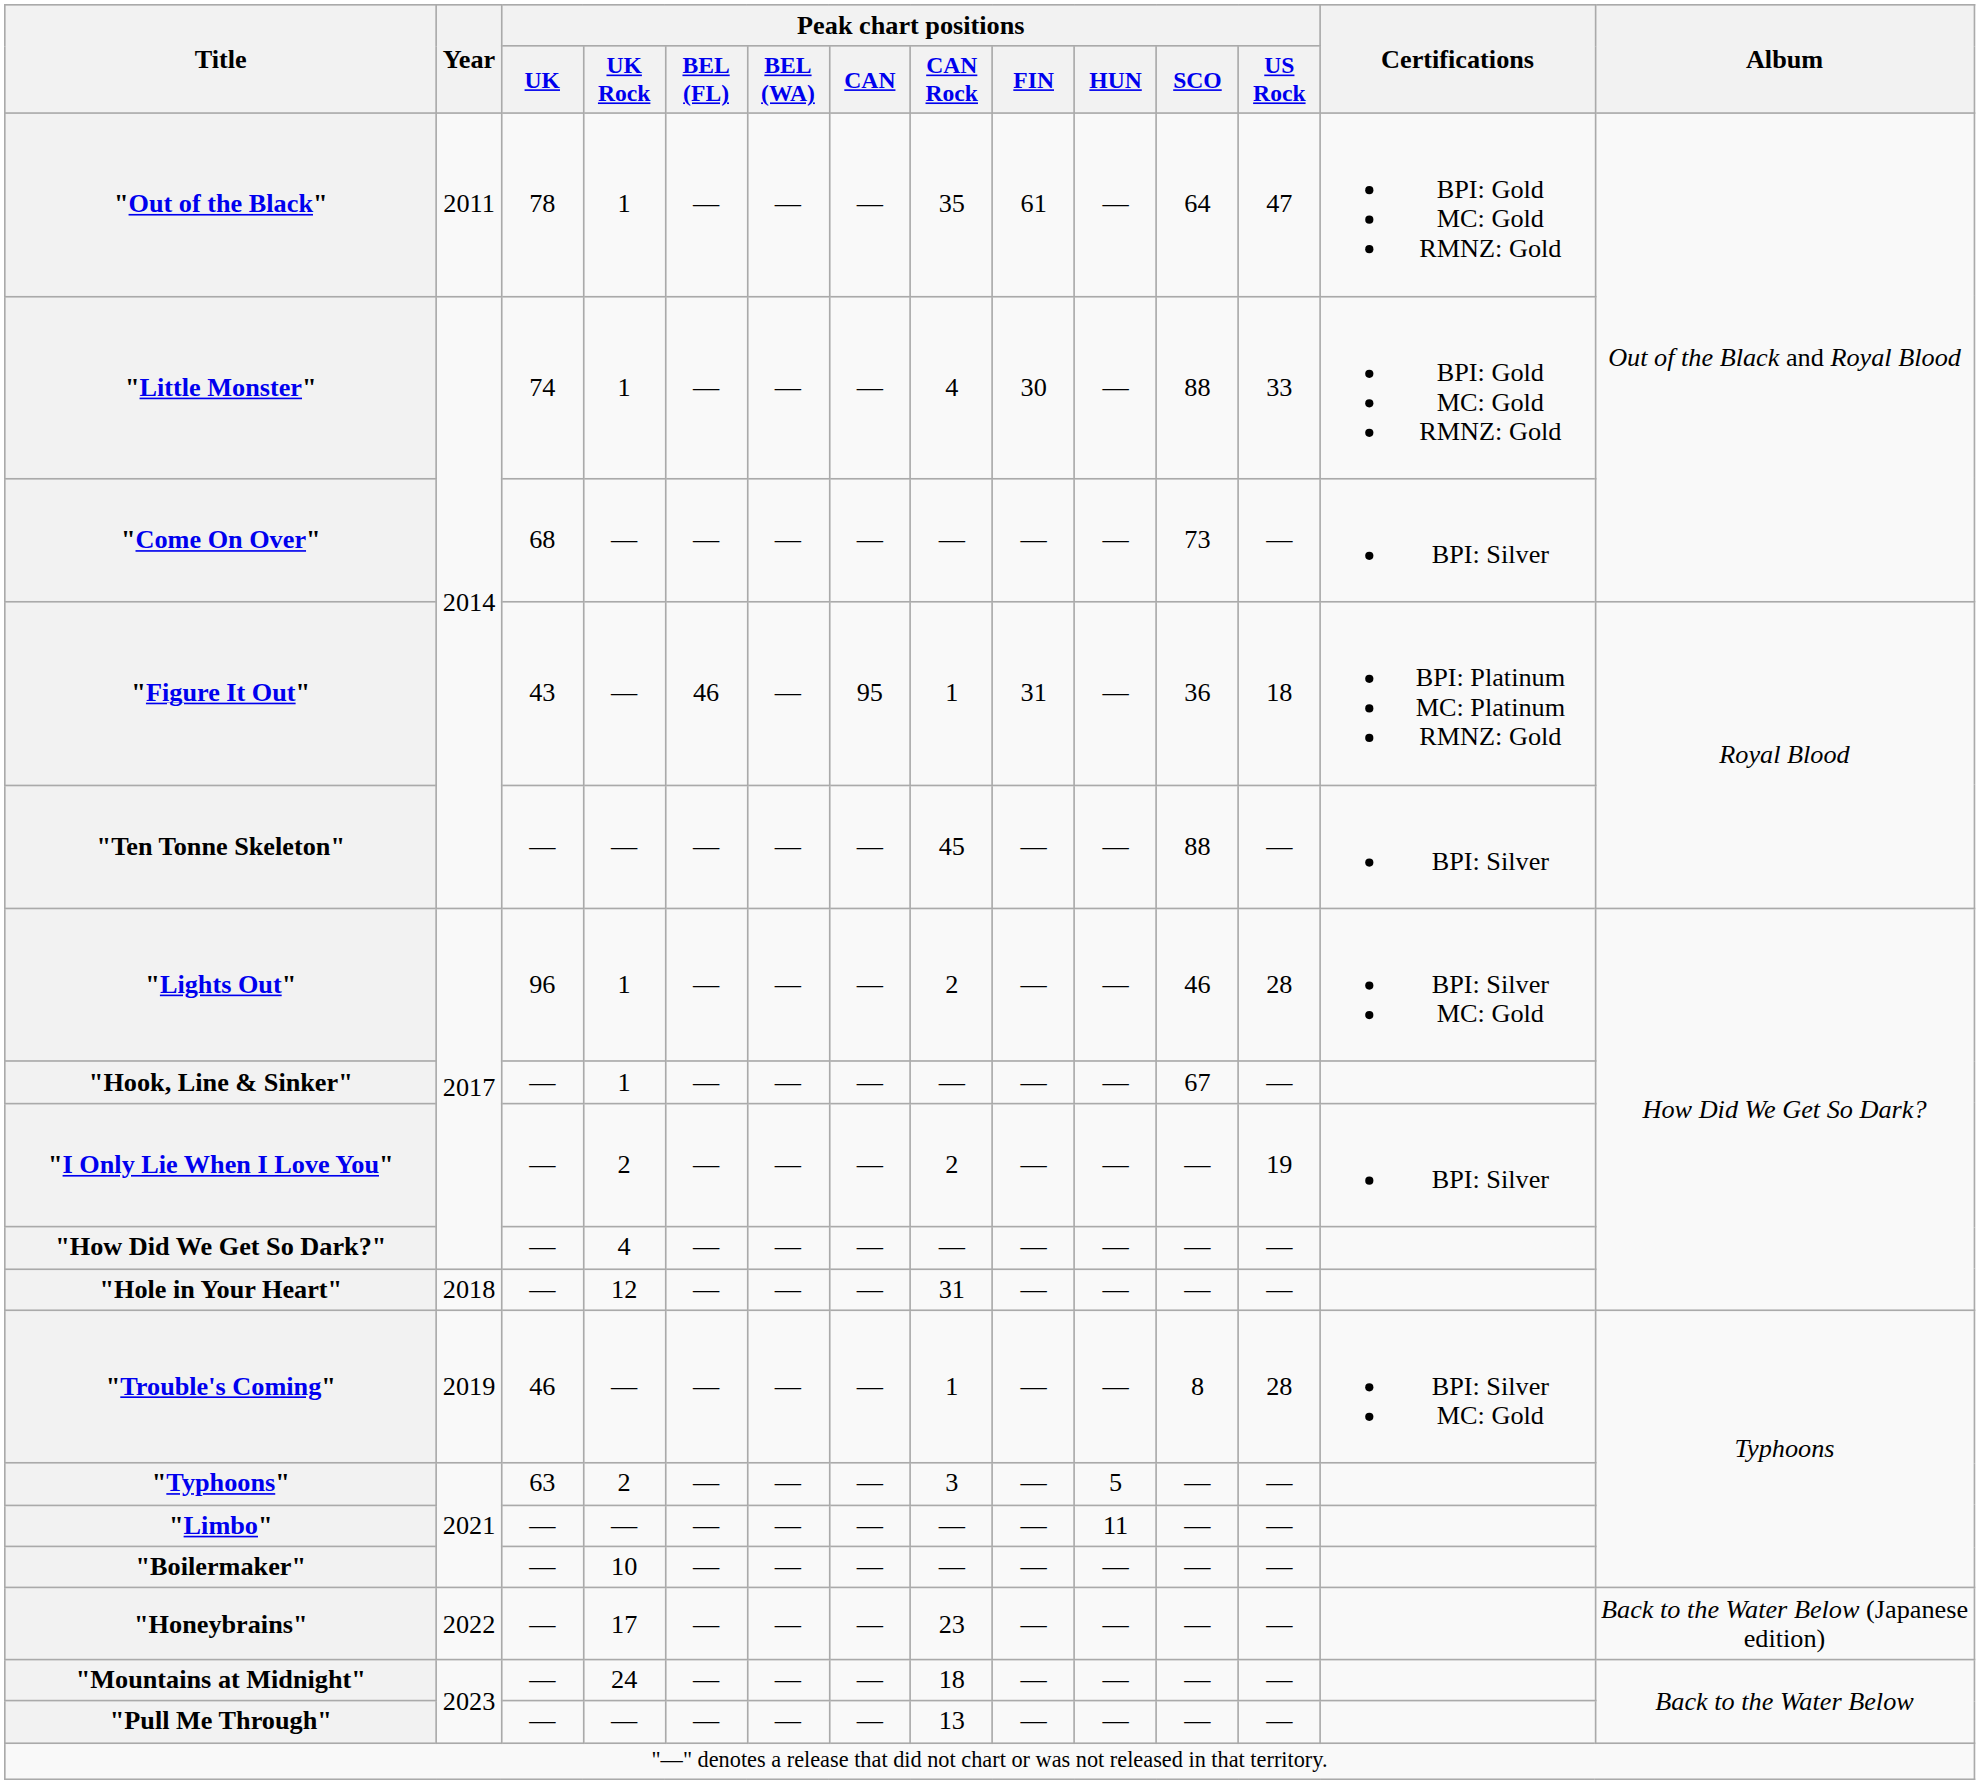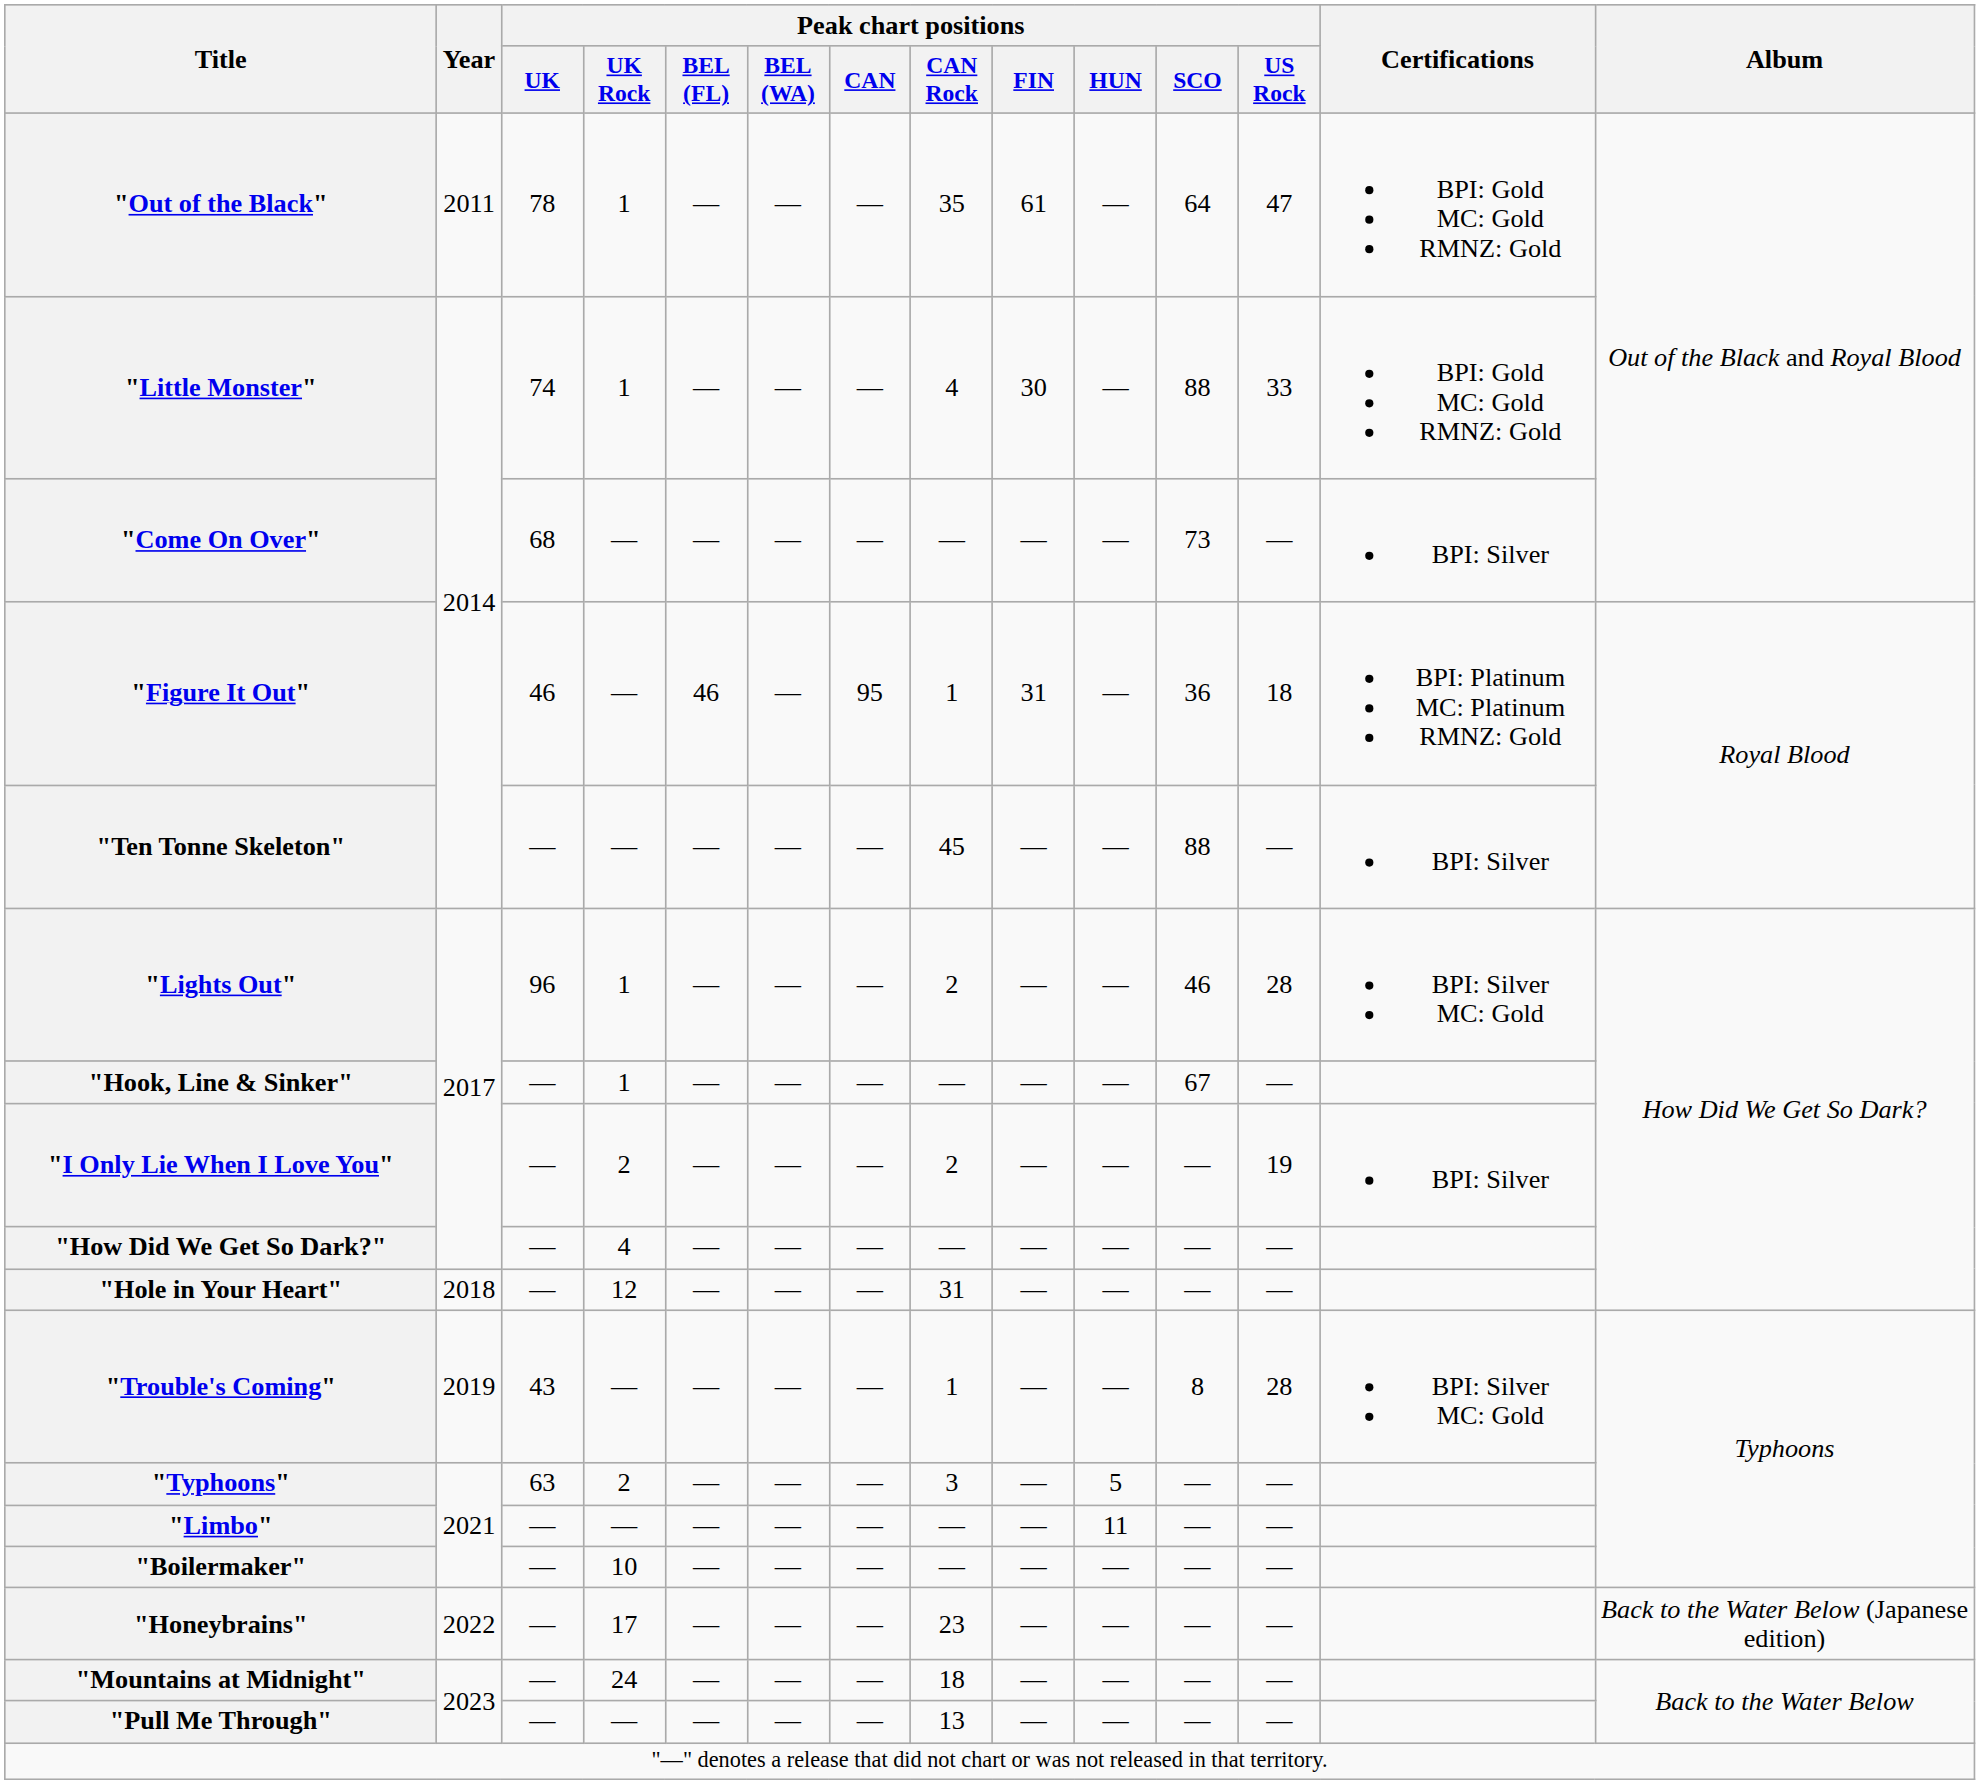(542, 693) 43 -> (542, 693) 46
(542, 1386) 46 -> (542, 1386) 43
